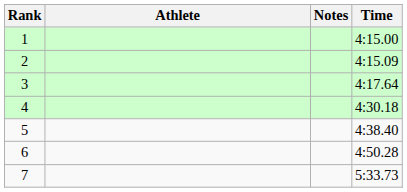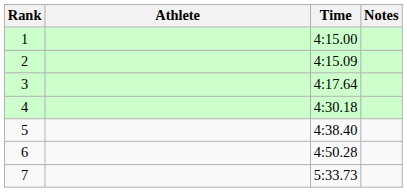columns swapped: (377, 15) <-> (331, 15)
